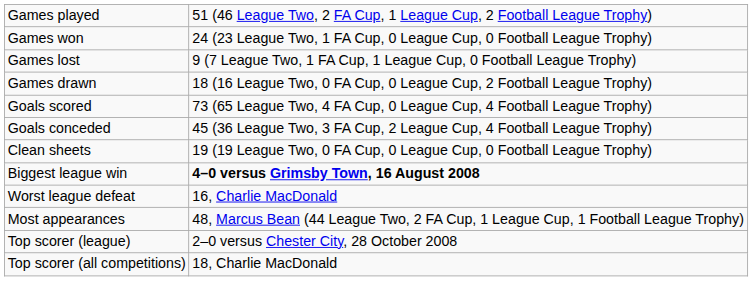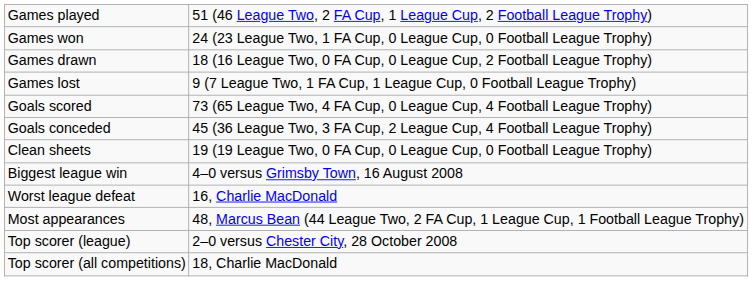rows swapped: (52, 83) <-> (44, 60)
(336, 173) bold -> (328, 173) normal
